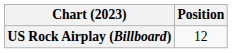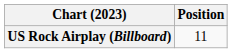(201, 36) 12 -> (201, 36) 11
